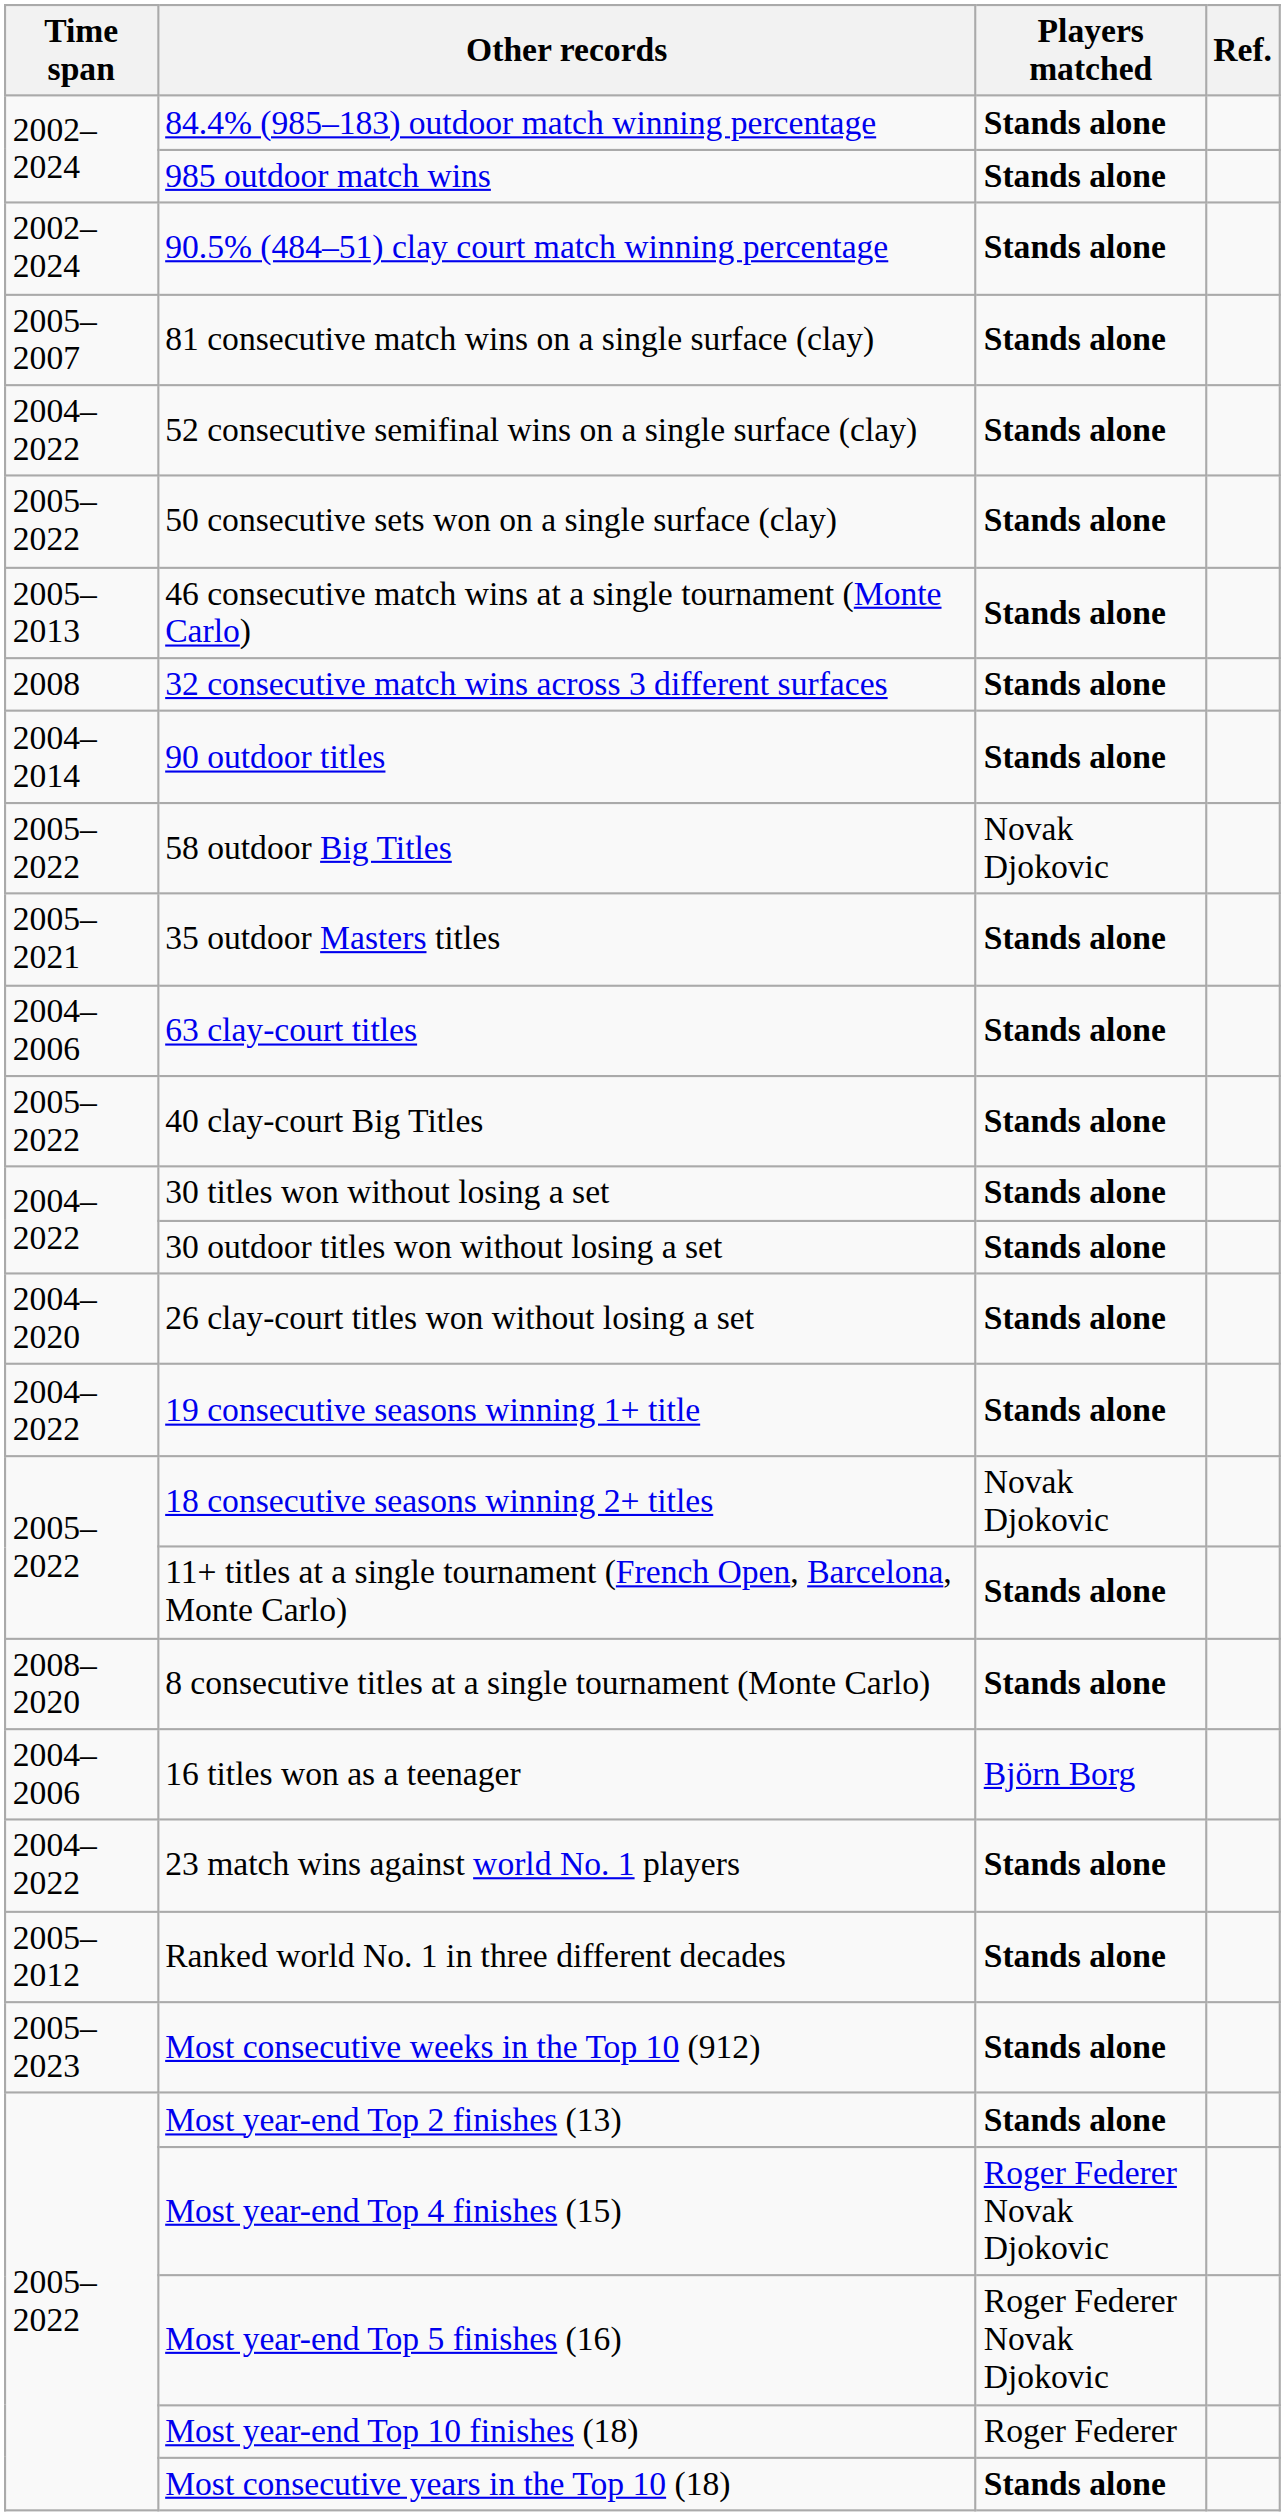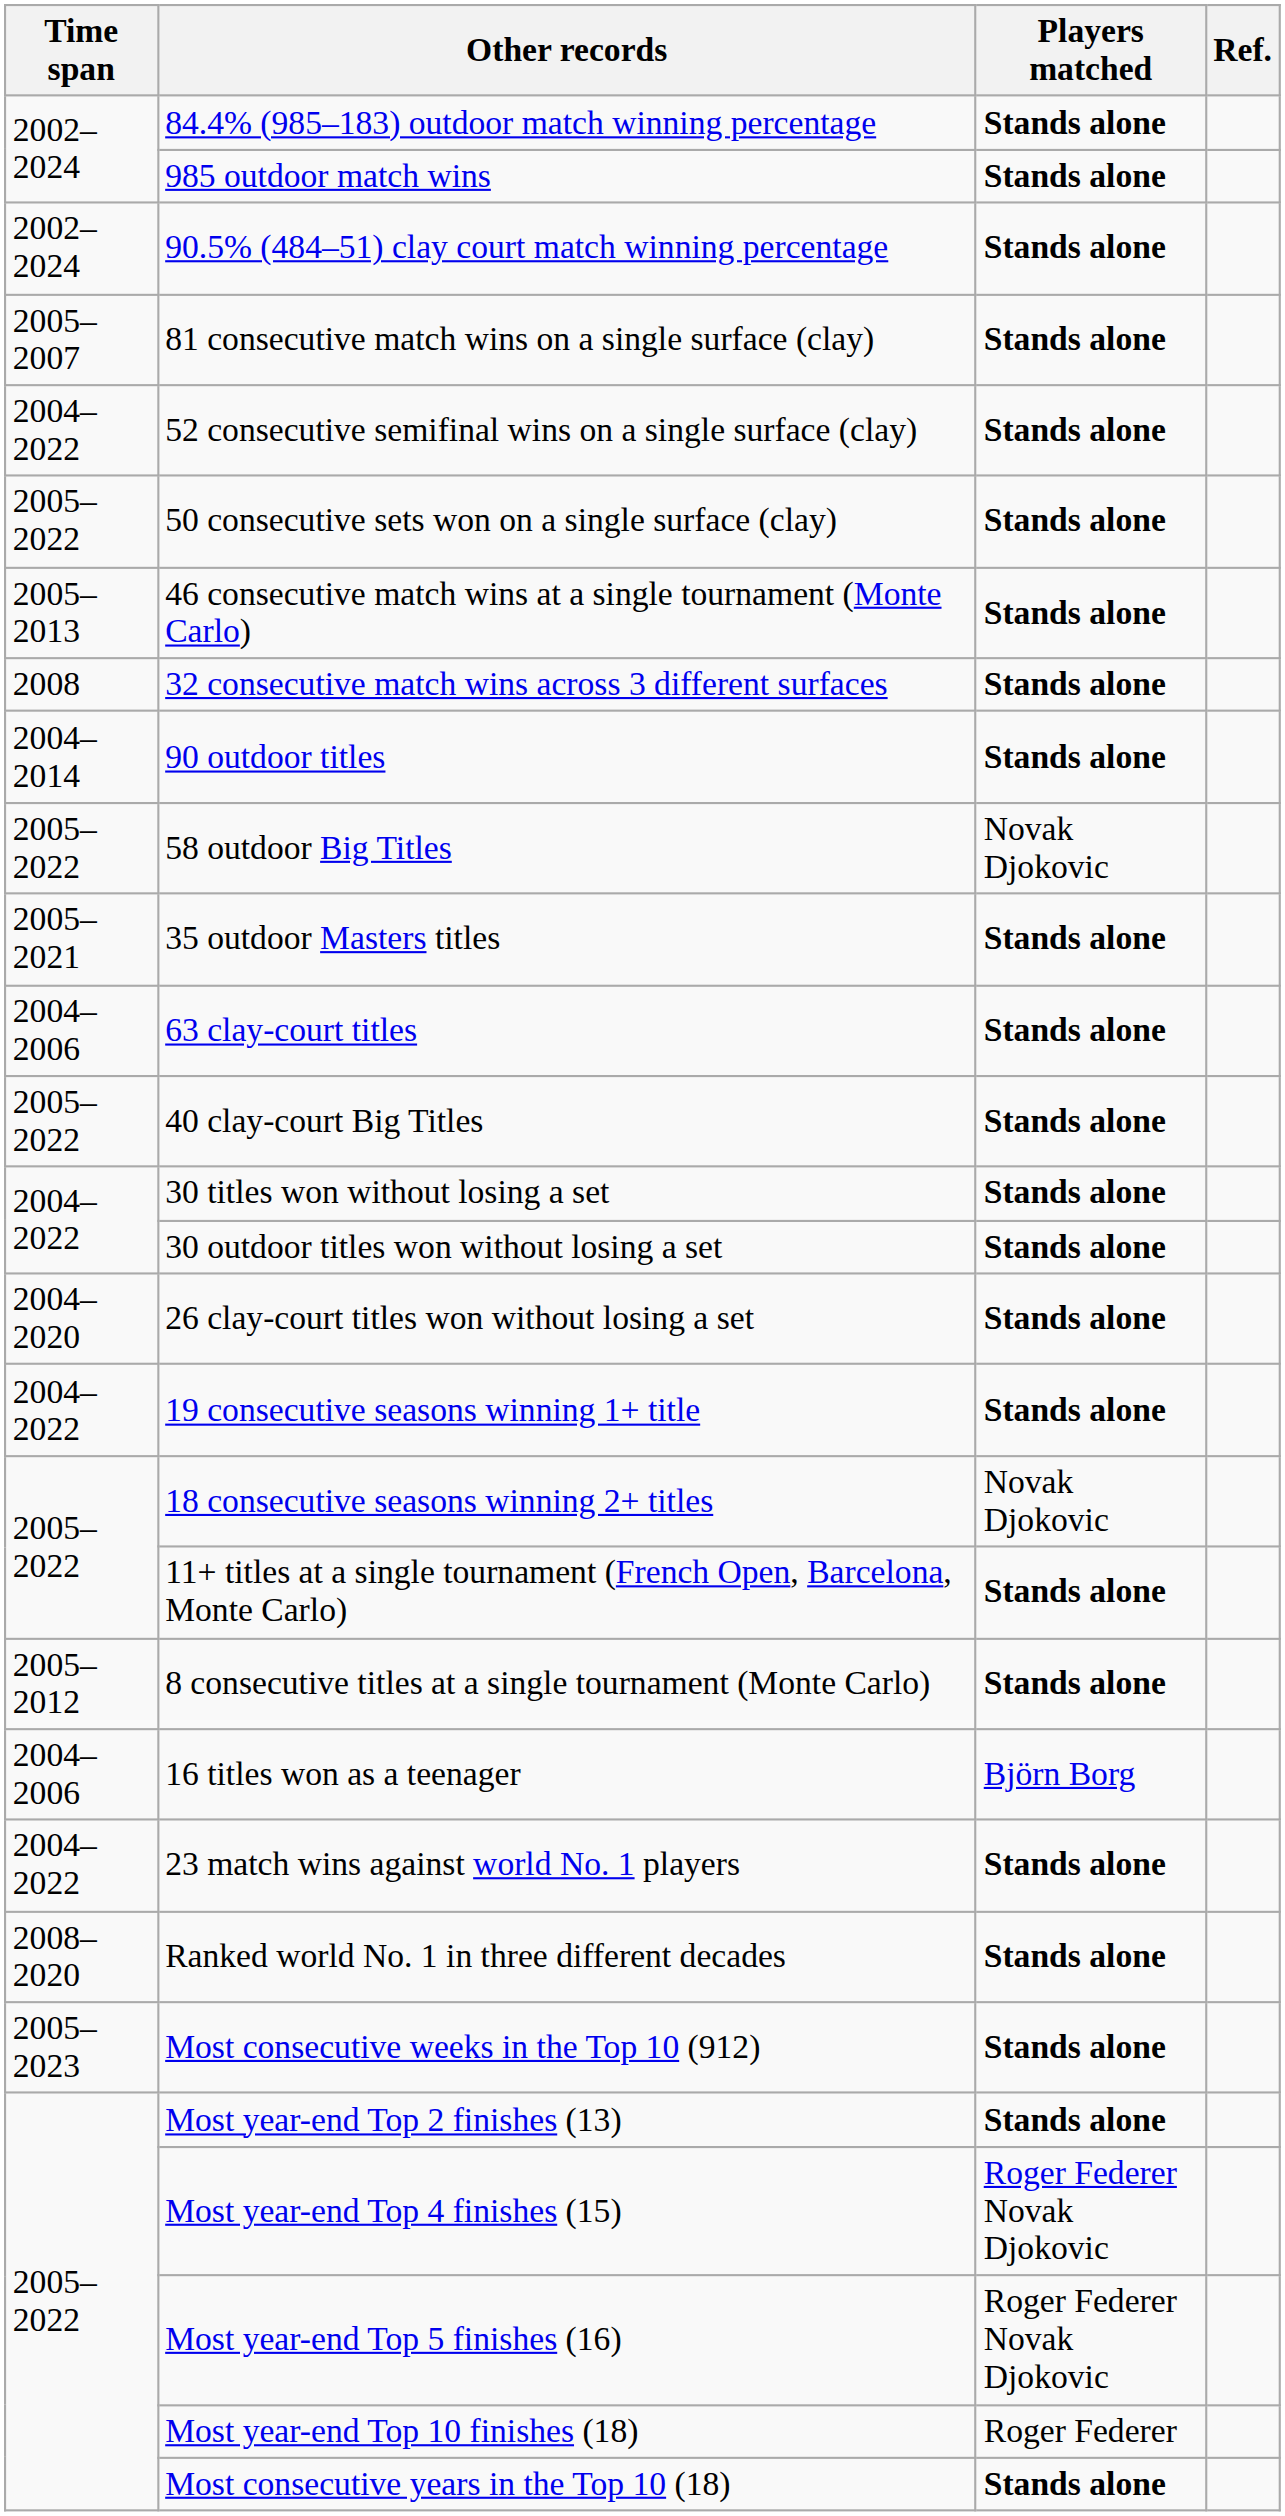(55, 1682) 2008–2020 -> (55, 1682) 2005–2012
(55, 1956) 2005–2012 -> (55, 1956) 2008–2020
